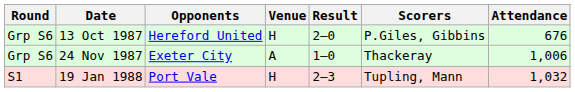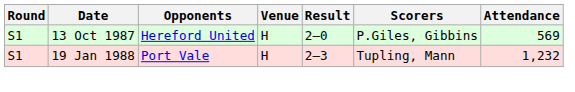(30, 35) Grp S6 -> (15, 35) S1
(556, 35) 676 -> (548, 35) 569
- row: (101, 56)
(548, 76) 1,032 -> (541, 56) 1,232
